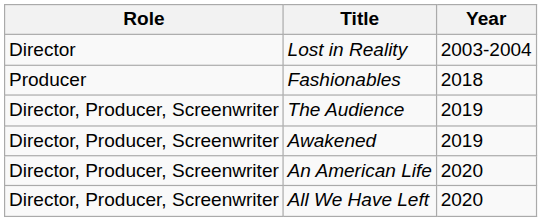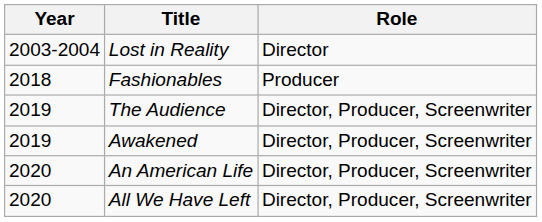columns swapped: (486, 19) <-> (144, 19)
